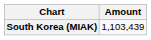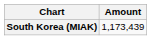(123, 27) 1,103,439 -> (123, 27) 1,173,439
